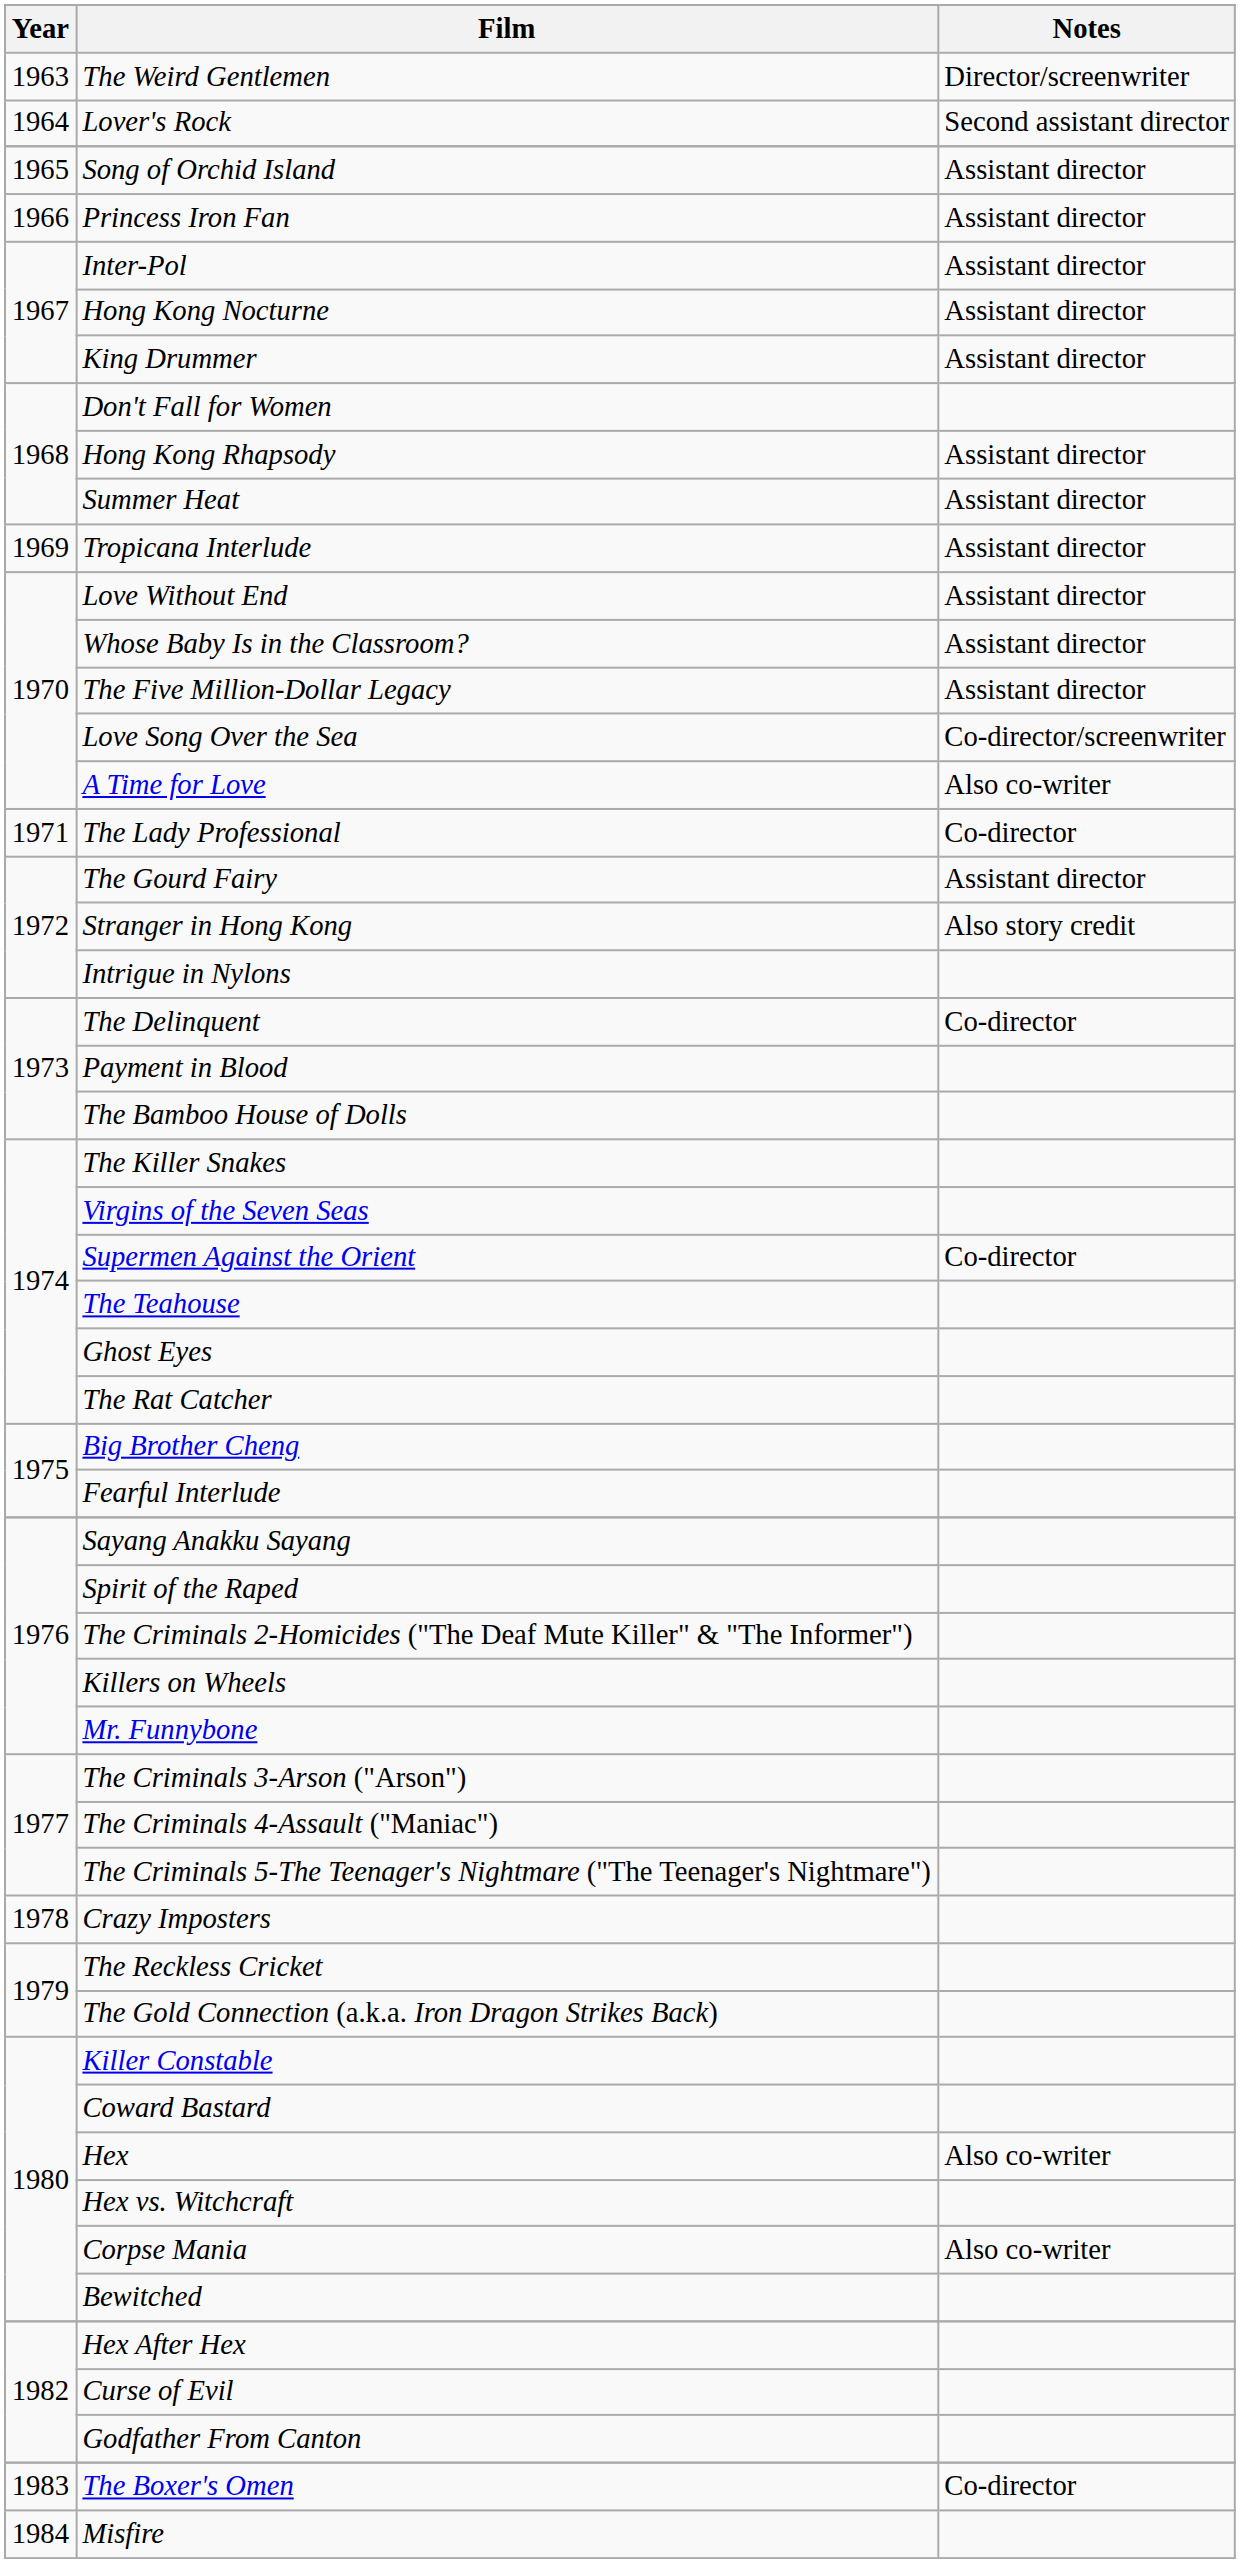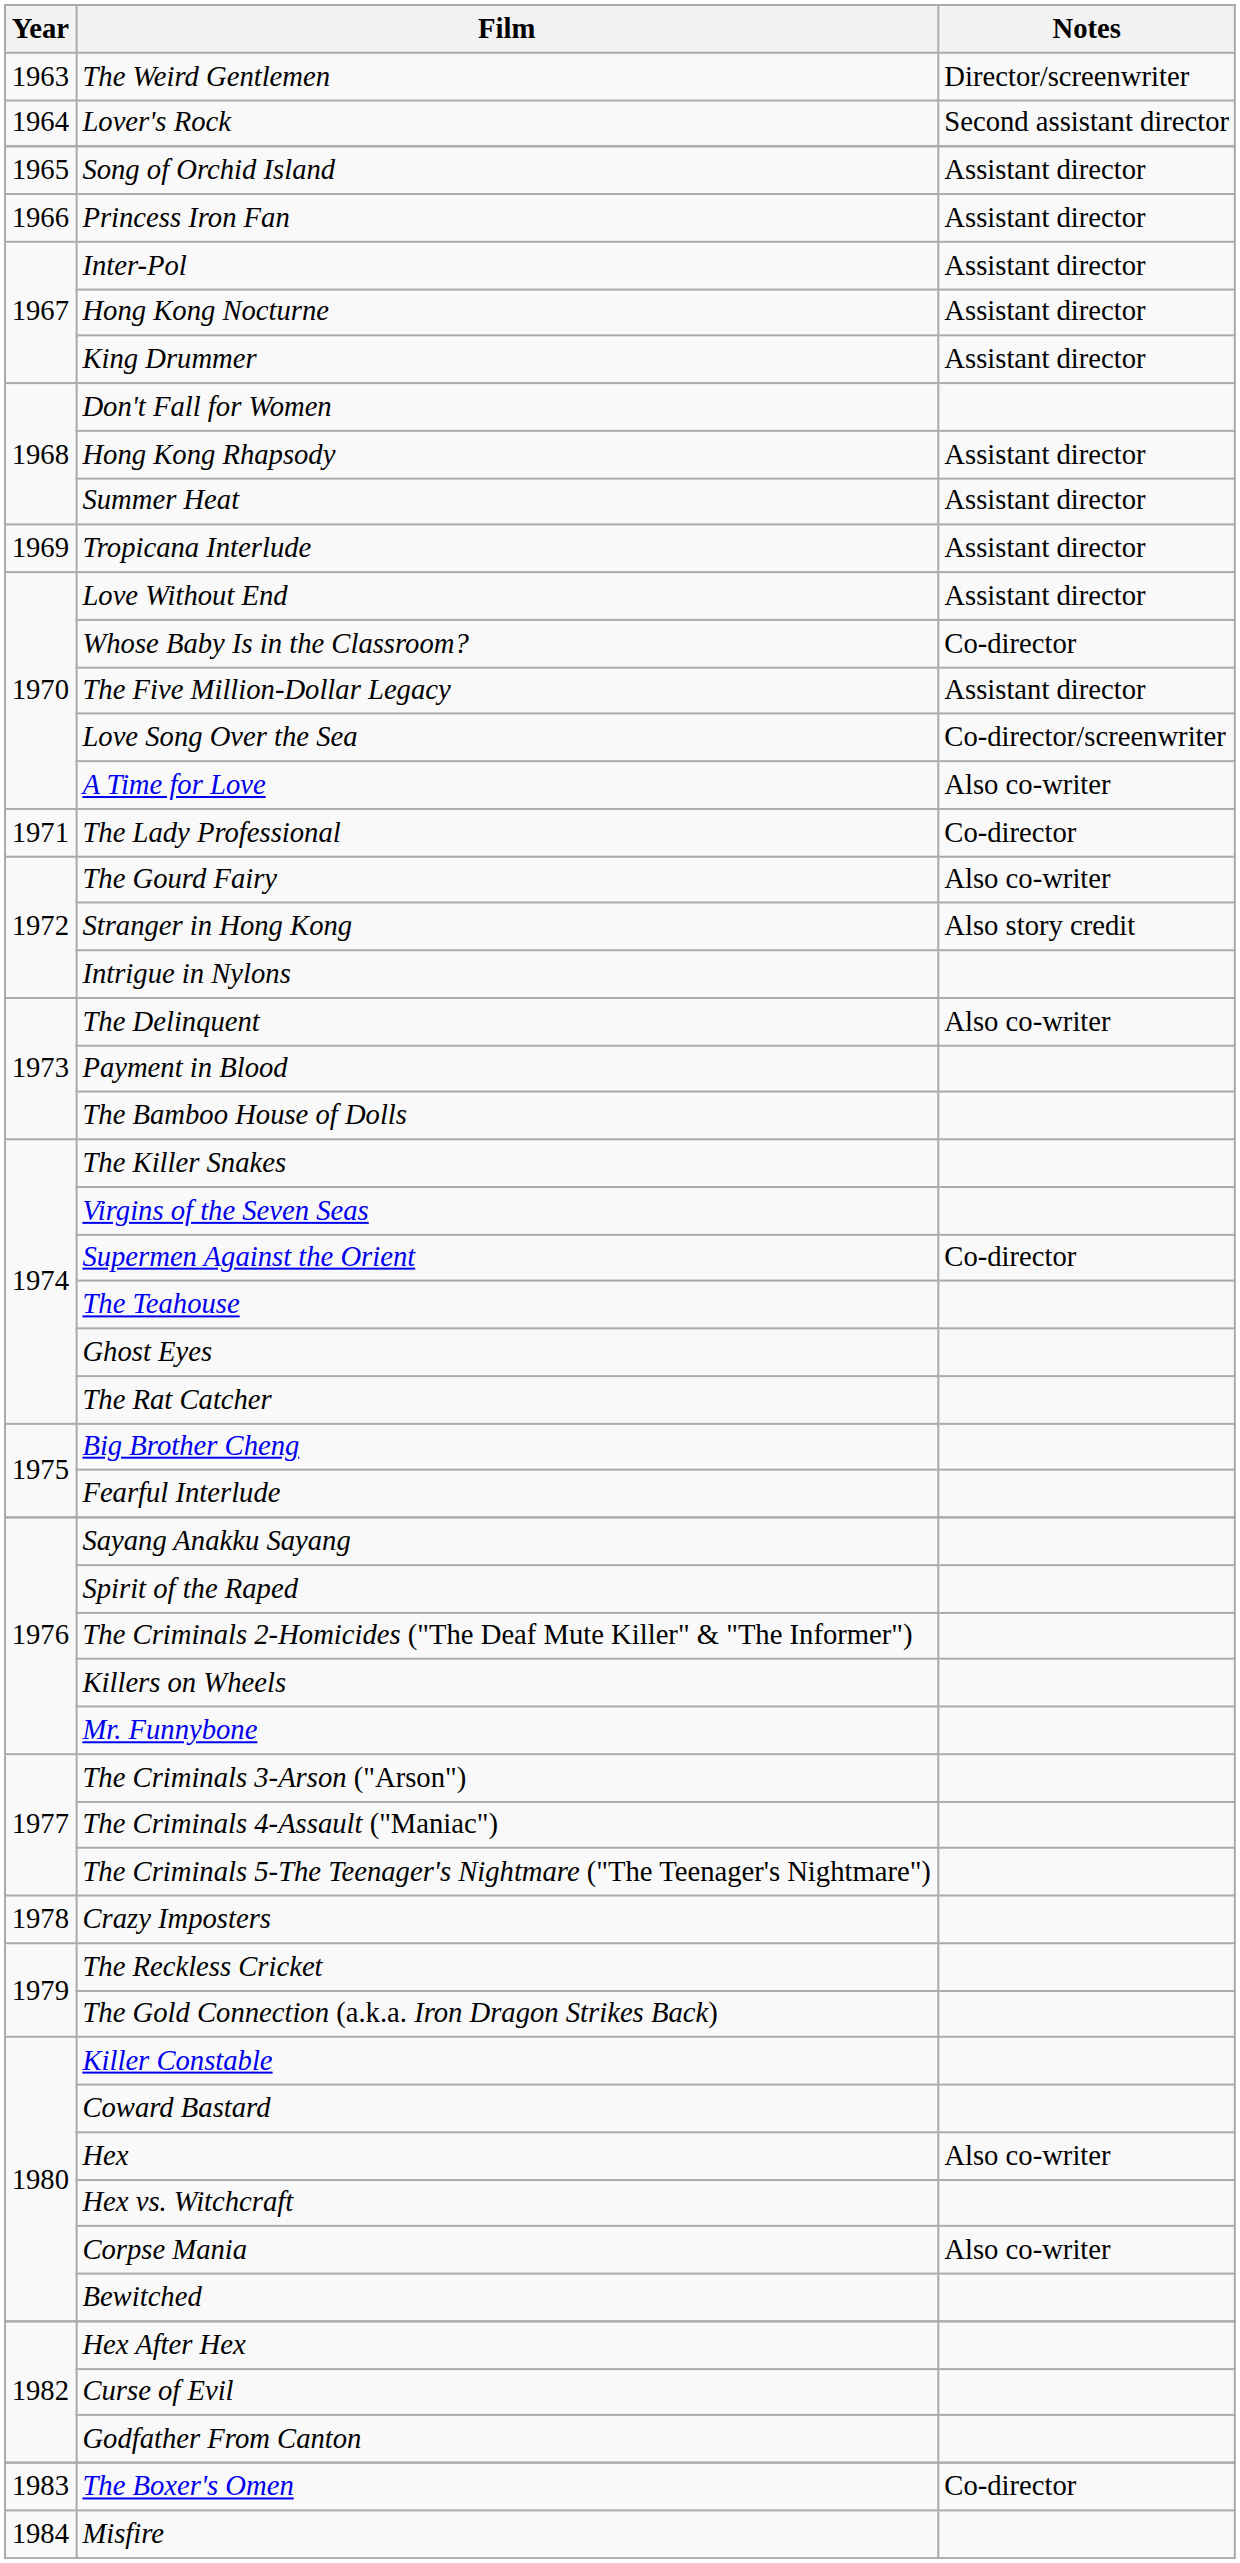(1045, 642) Assistant director -> (1010, 642) Co-director
(1045, 879) Assistant director -> (1027, 879) Also co-writer
(1010, 1021) Co-director -> (1027, 1021) Also co-writer
